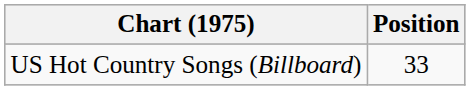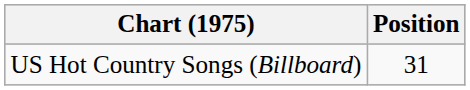(416, 64) 33 -> (416, 64) 31
